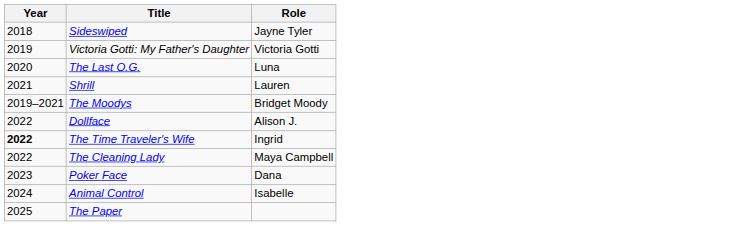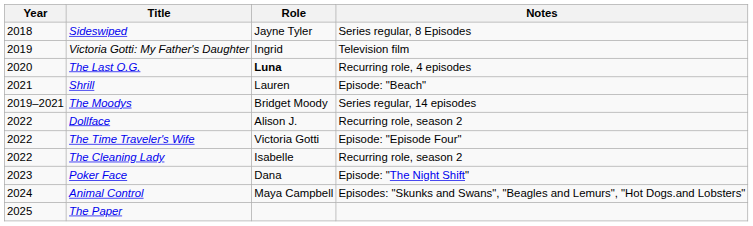+ column: (542, 13)
(287, 49) Victoria Gotti -> (269, 49) Ingrid
(267, 67) normal -> (268, 67) bold
(20, 139) bold -> (20, 139) normal
(269, 139) Ingrid -> (287, 139) Victoria Gotti
(294, 157) Maya Campbell -> (274, 157) Isabelle
(274, 193) Isabelle -> (294, 193) Maya Campbell
